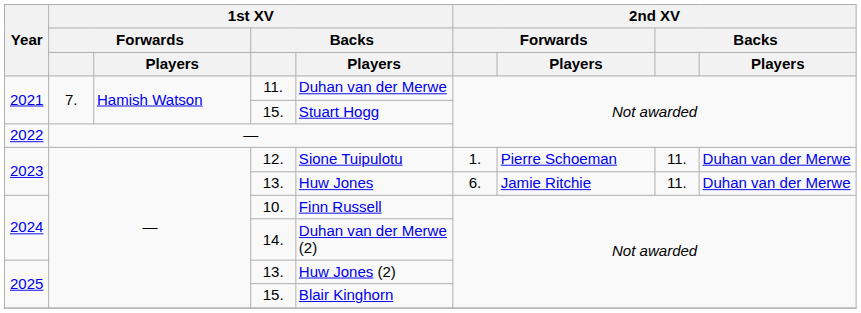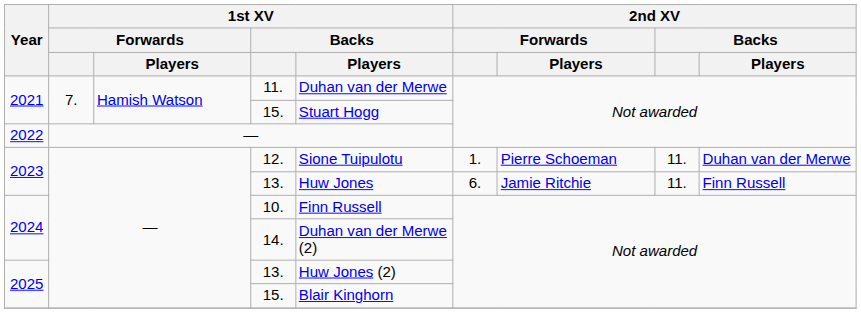(777, 183) Duhan van der Merwe -> (744, 183) Finn Russell
